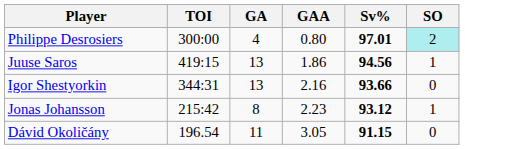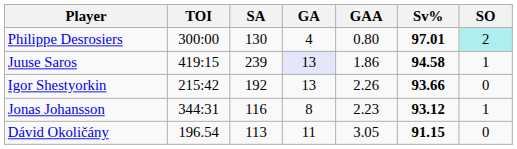+ column: (256, 16)
(256, 62) no background -> (309, 62) lavender background
(375, 62) 94.56 -> (428, 62) 94.58
(199, 86) 344:31 -> (199, 86) 215:42
(313, 86) 2.16 -> (366, 86) 2.26
(199, 109) 215:42 -> (199, 109) 344:31
